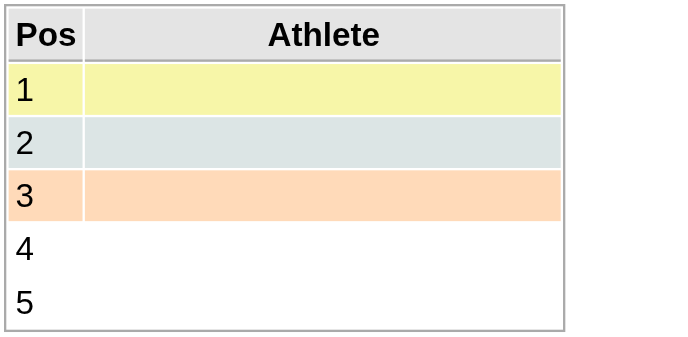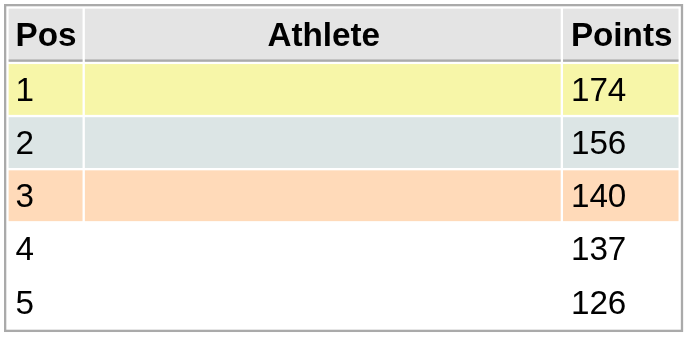+ column: (622, 34)
